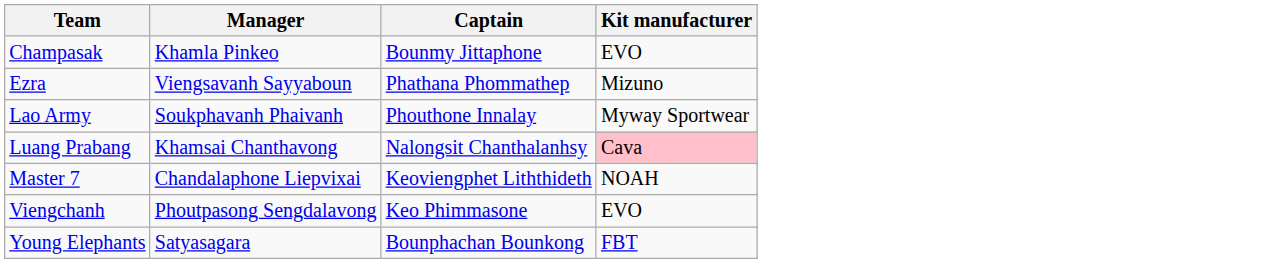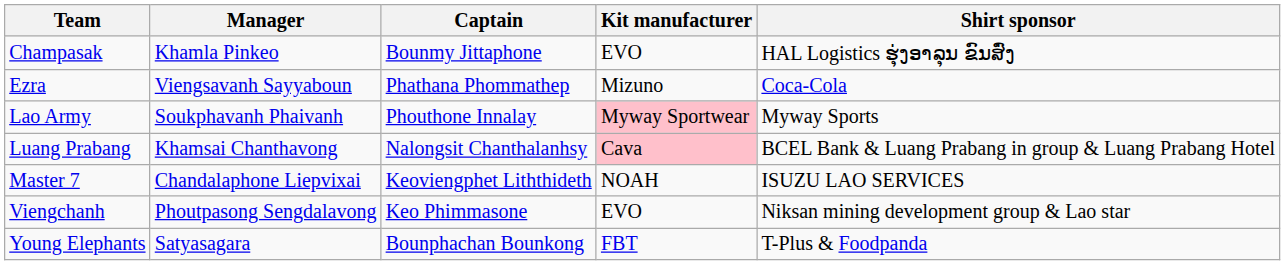+ column: (1018, 20)
(675, 115) no background -> (675, 116) pink background
